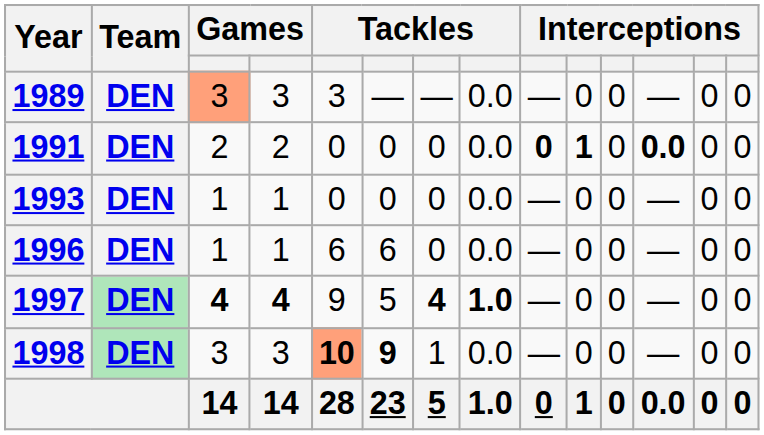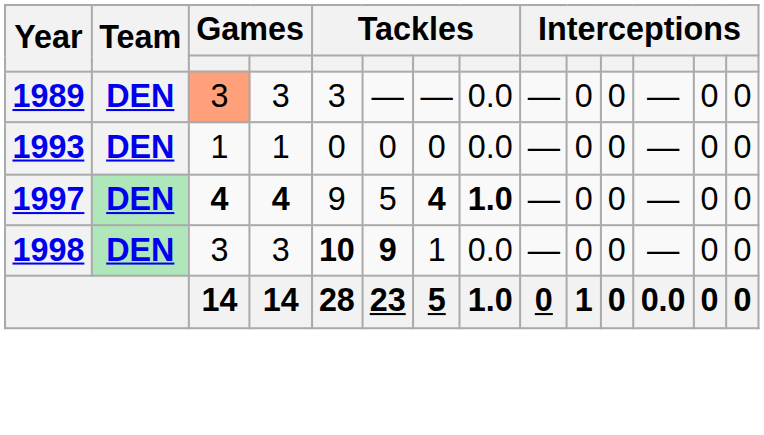- row: (48, 147)
- row: (48, 250)
(337, 352) lightsalmon background -> (337, 250) no background
